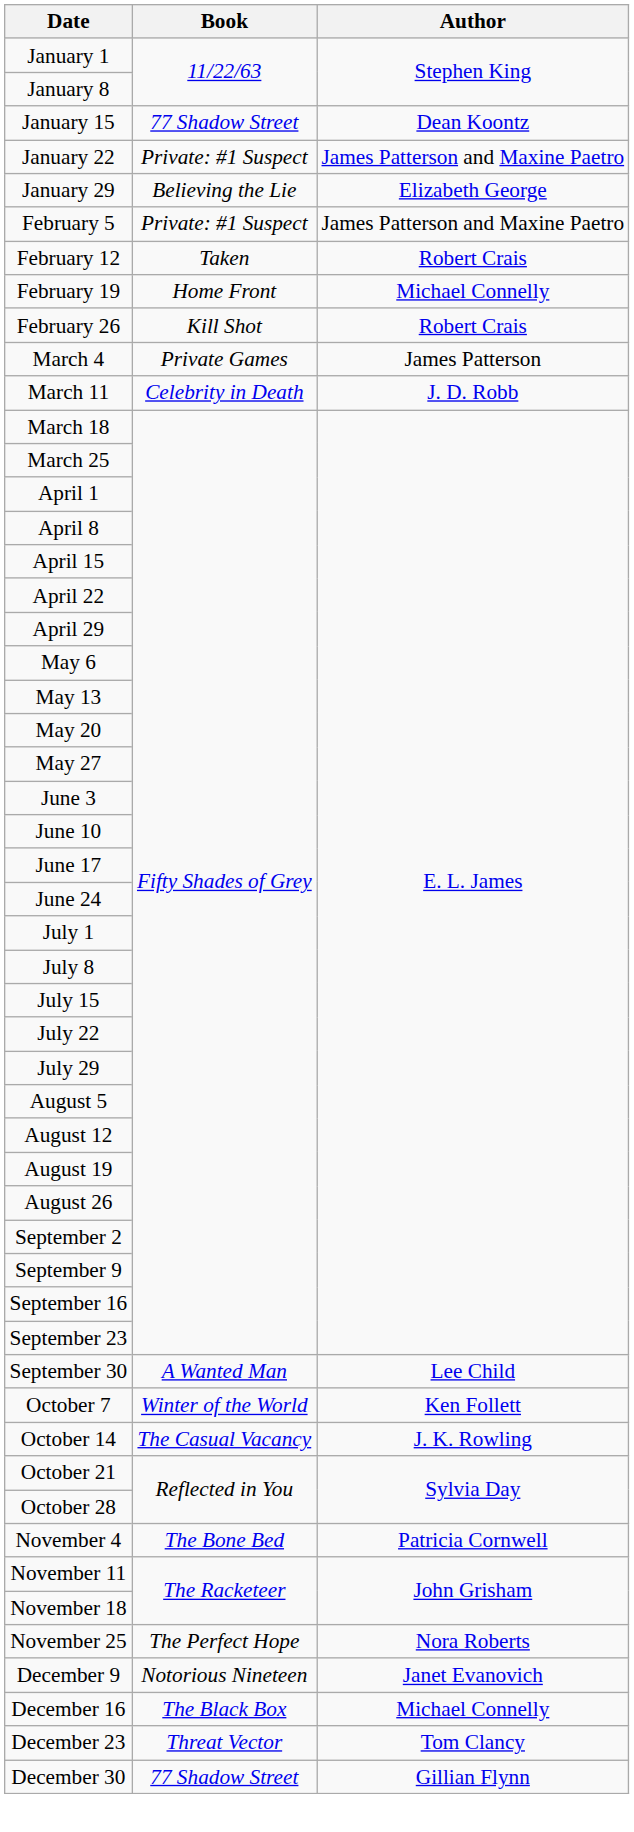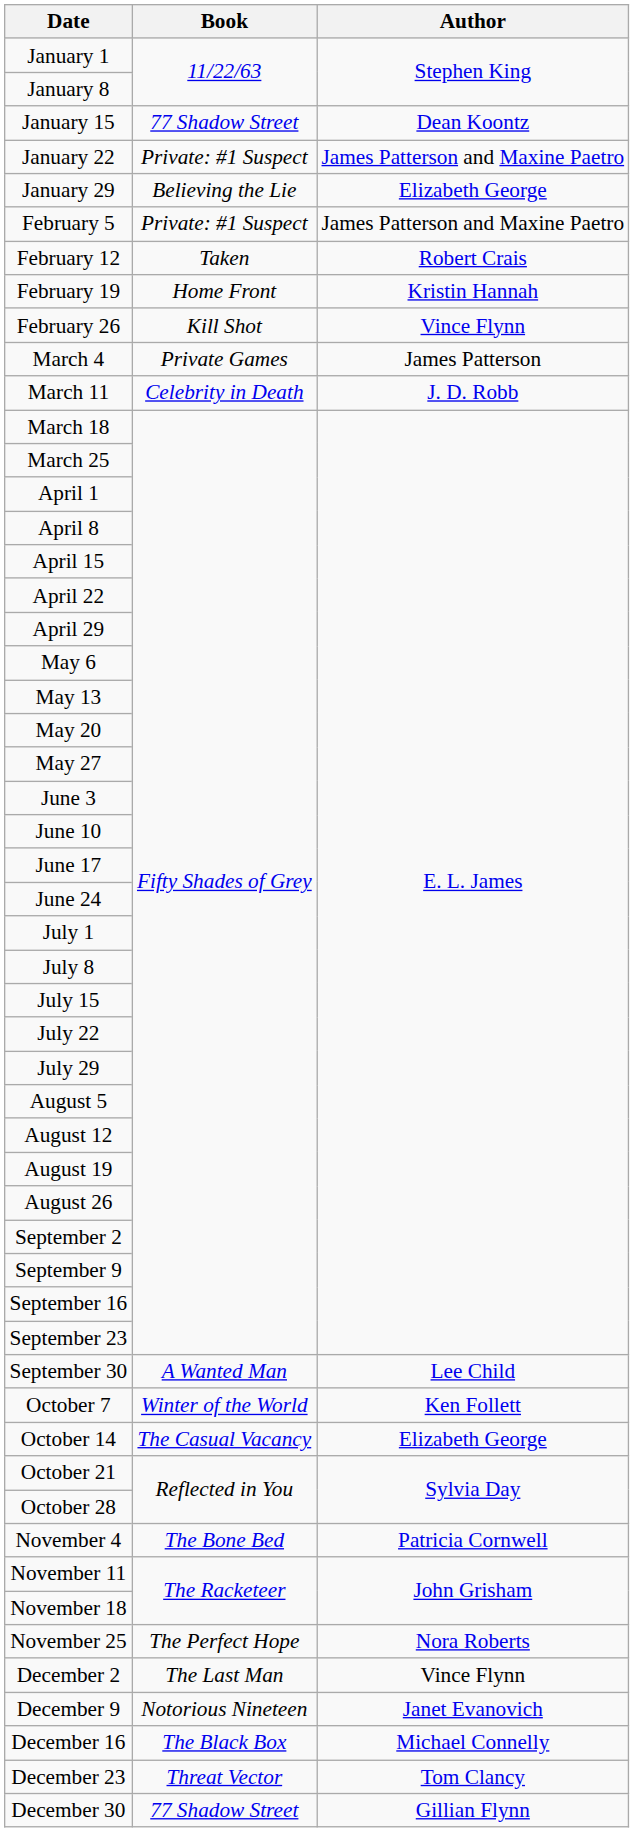(473, 291) Michael Connelly -> (473, 291) Kristin Hannah
(473, 325) Robert Crais -> (473, 325) Vince Flynn
(473, 1438) J. K. Rowling -> (473, 1438) Elizabeth George
+ row: (68, 1675)
